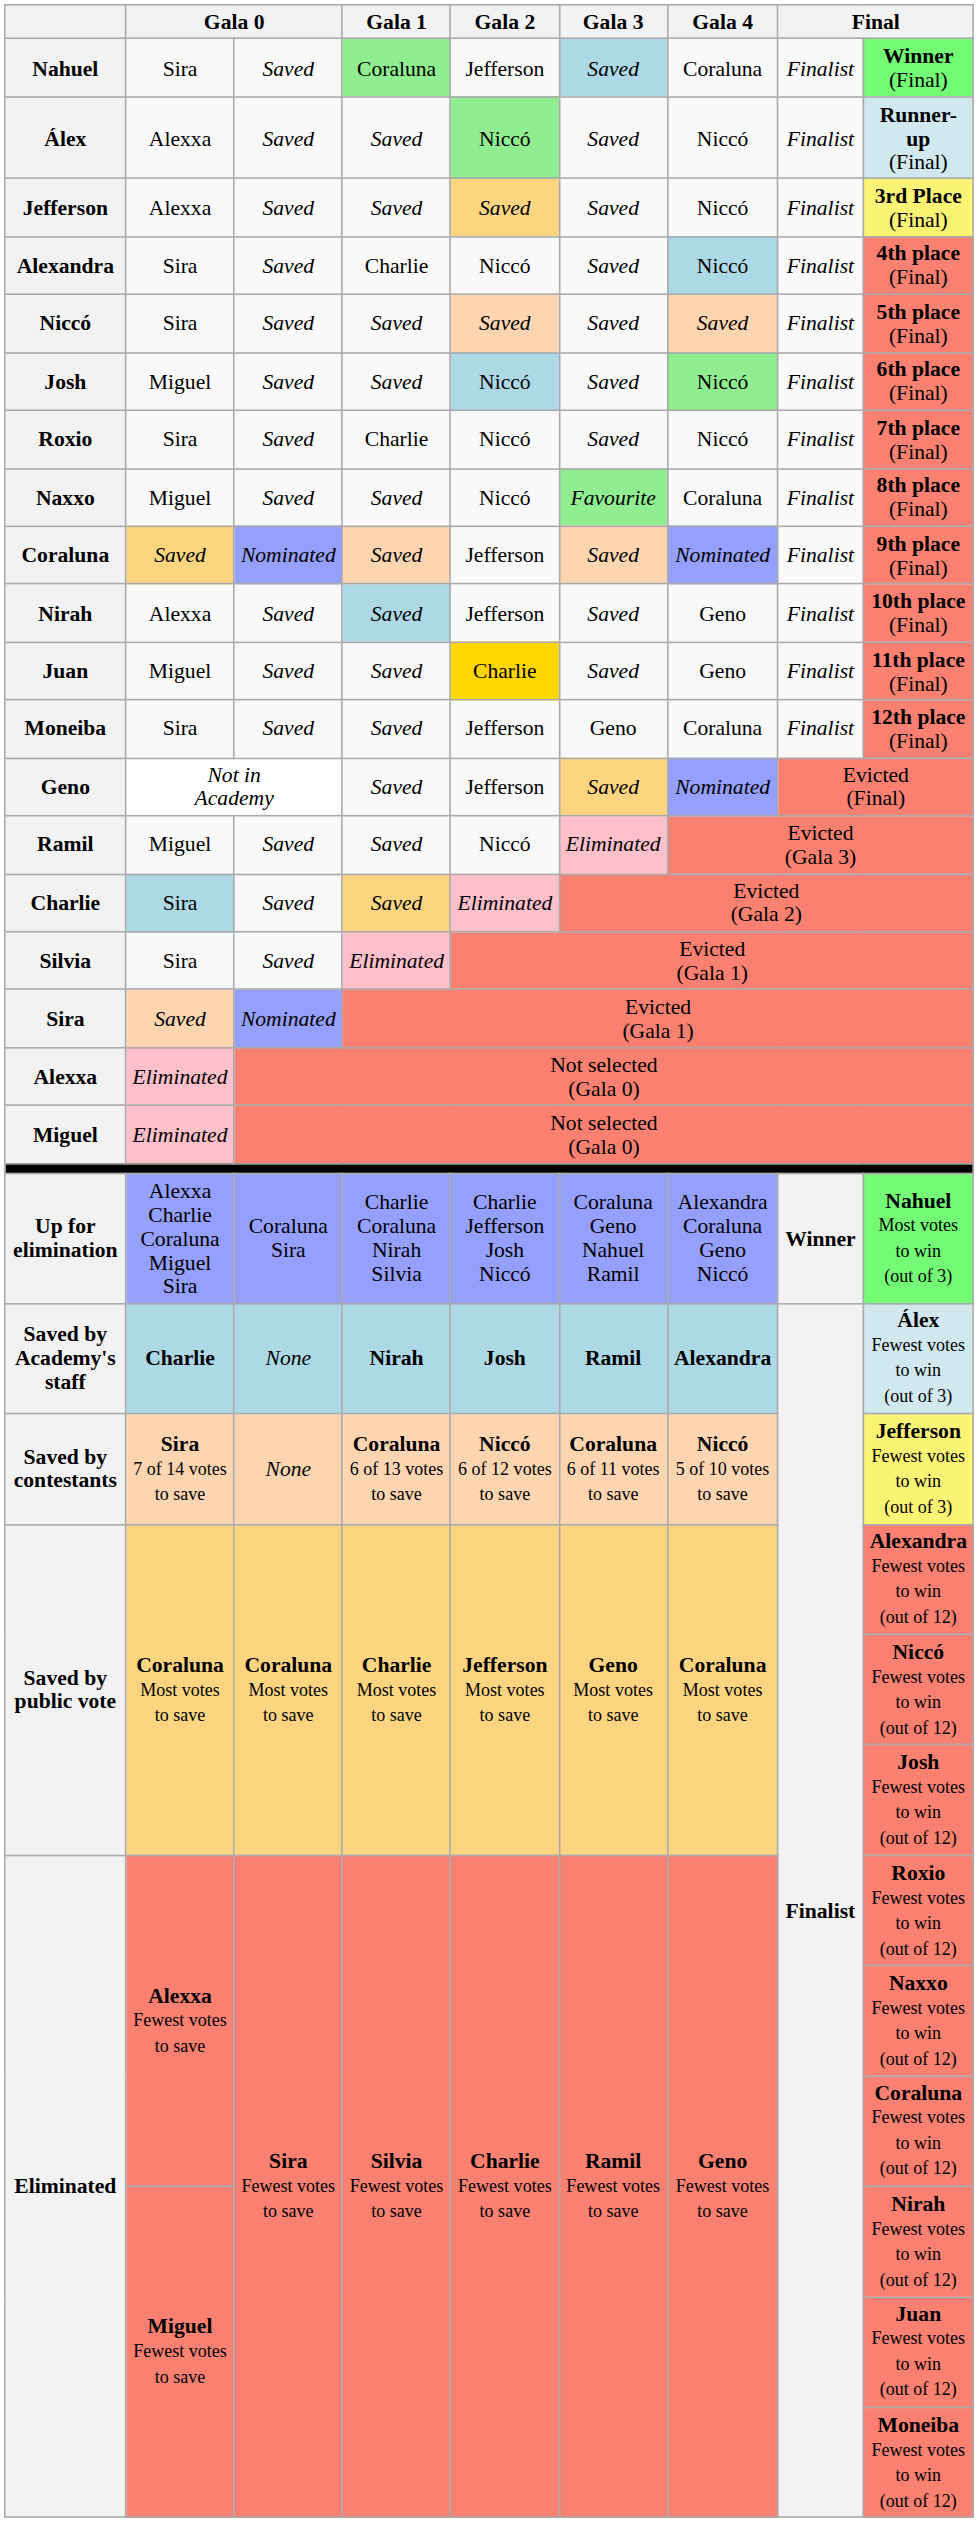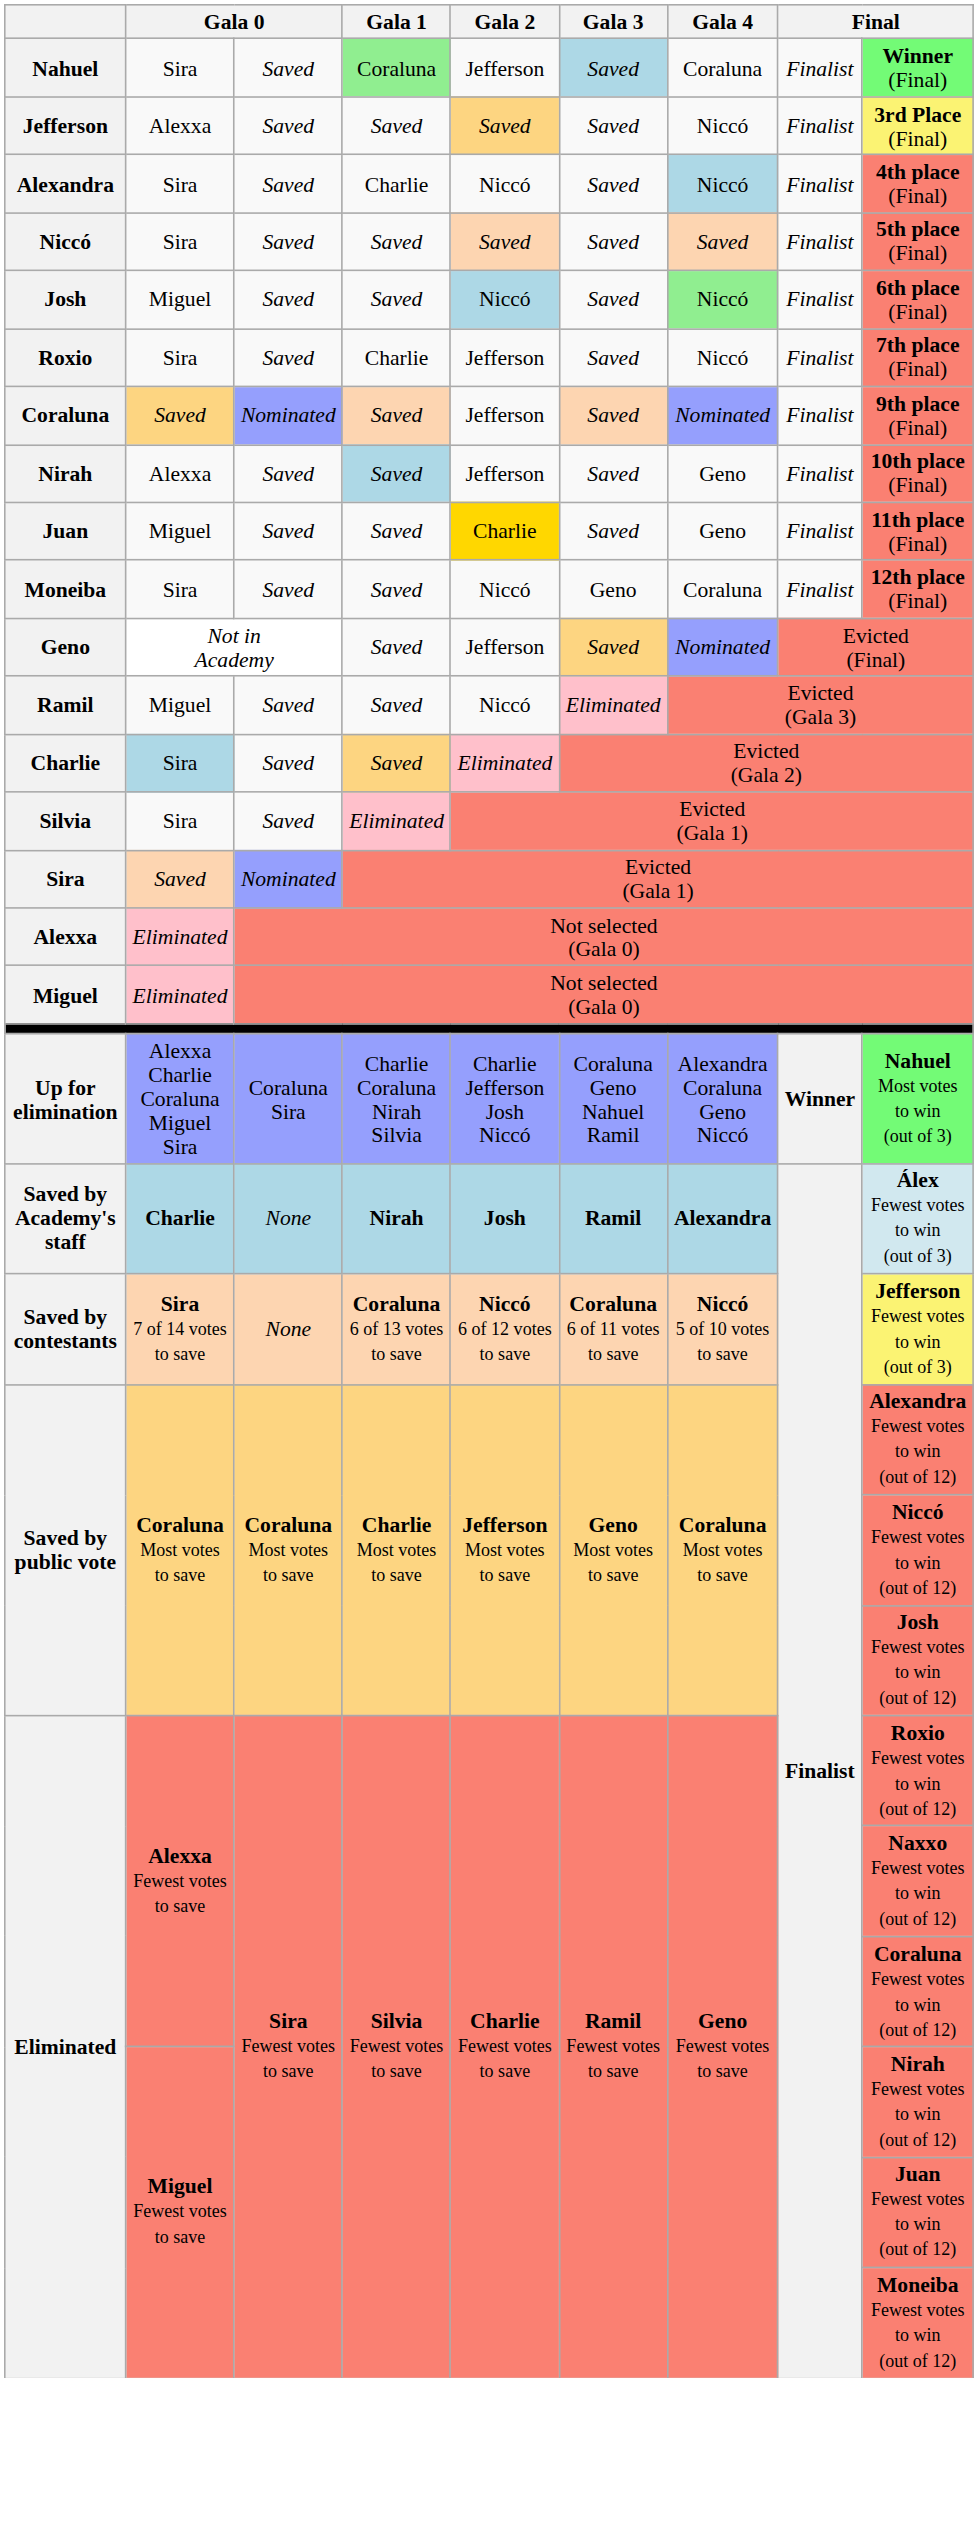- row: (65, 137)
(505, 439) Niccó -> (505, 357) Jefferson
- row: (65, 497)
(505, 729) Jefferson -> (505, 589) Niccó
